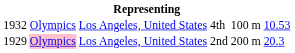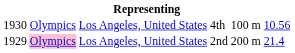(15, 25) 1932 -> (15, 25) 1930
(277, 25) 10.53 -> (277, 25) 10.56
(274, 41) 20.3 -> (274, 41) 21.4
